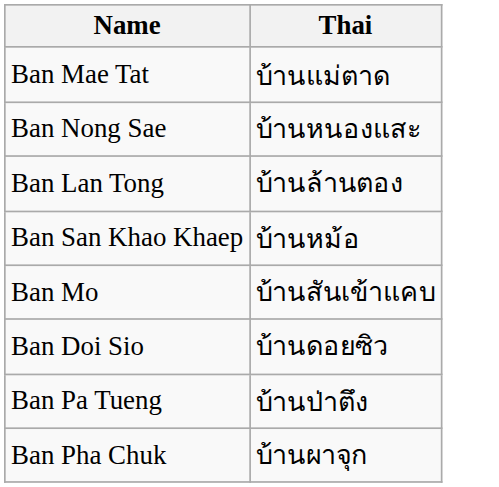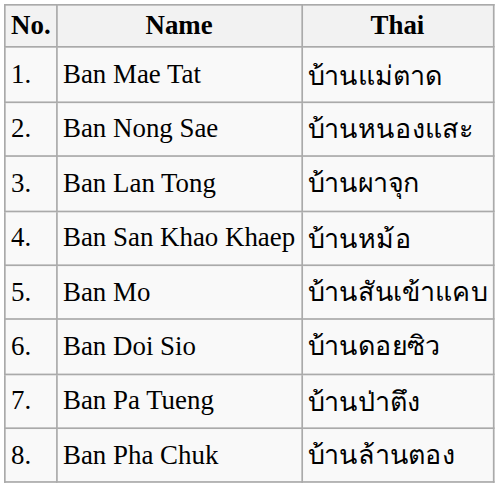+ column: (31, 25)
(329, 183) บ้านล้านตอง -> (364, 183) บ้านผาจุก
(312, 455) บ้านผาจุก -> (381, 455) บ้านล้านตอง
